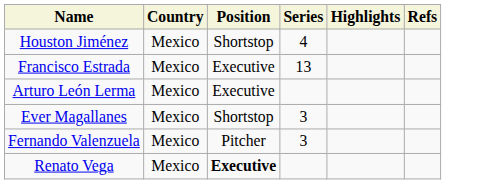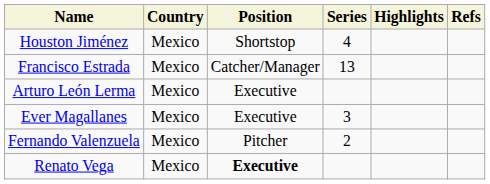(243, 66) Executive -> (265, 66) Catcher/Manager
(243, 116) Shortstop -> (265, 116) Executive
(303, 141) 3 -> (347, 141) 2
